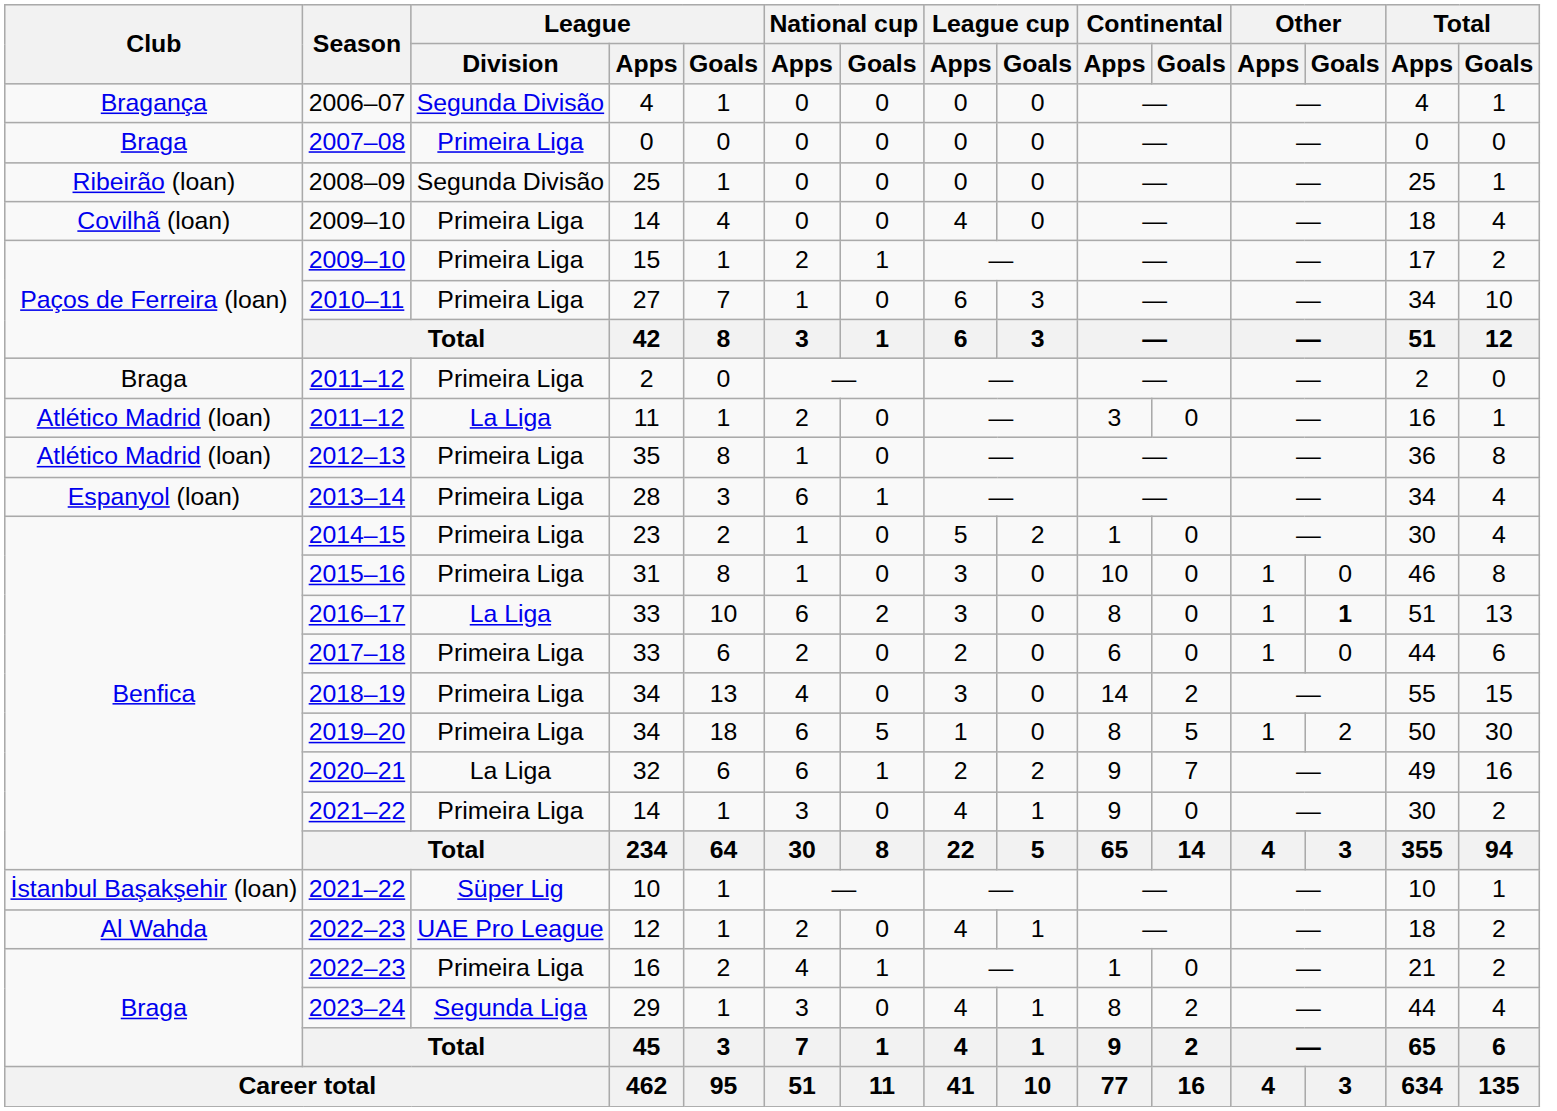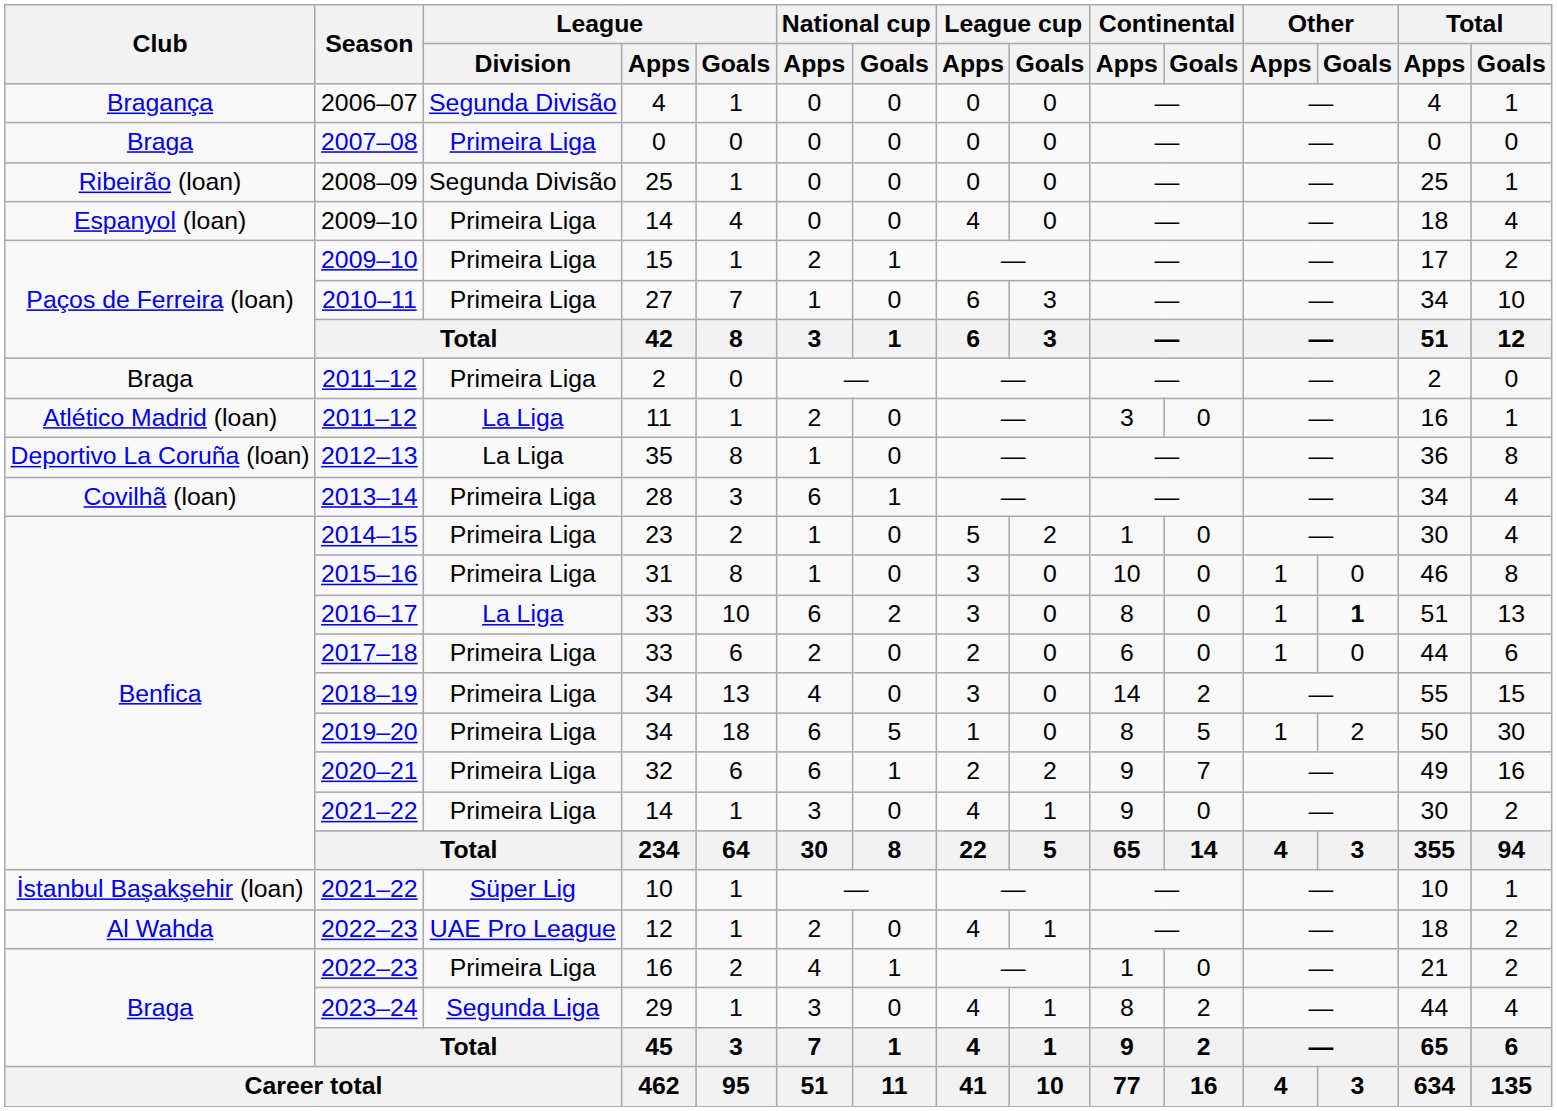(154, 220) Covilhã (loan) -> (160, 220) Espanyol (loan)
(154, 456) Atlético Madrid (loan) -> (160, 456) Deportivo La Coruña (loan)
(510, 456) Primeira Liga -> (523, 456) La Liga
(154, 496) Espanyol (loan) -> (160, 496) Covilhã (loan)
(510, 771) La Liga -> (523, 771) Primeira Liga
